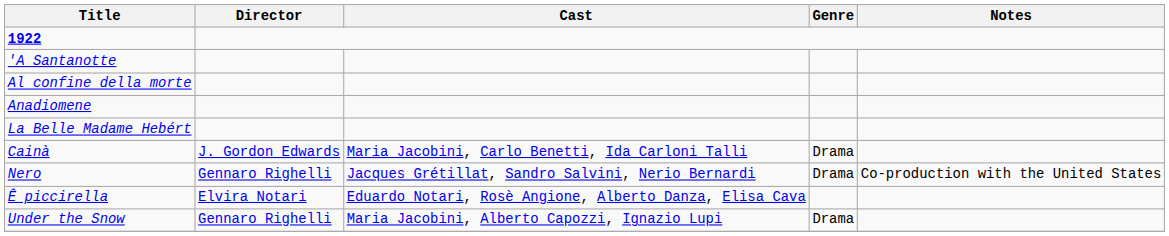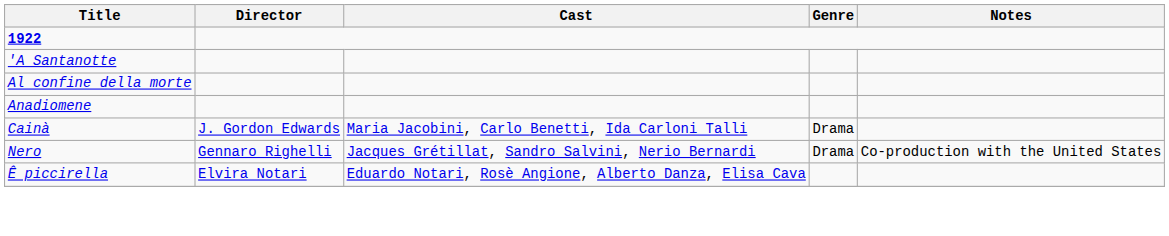- row: (100, 129)
- row: (66, 220)
